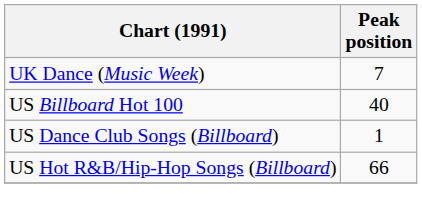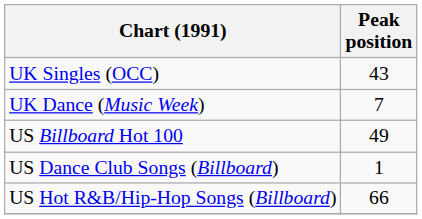+ row: (84, 73)
(379, 104) 40 -> (379, 135) 49
